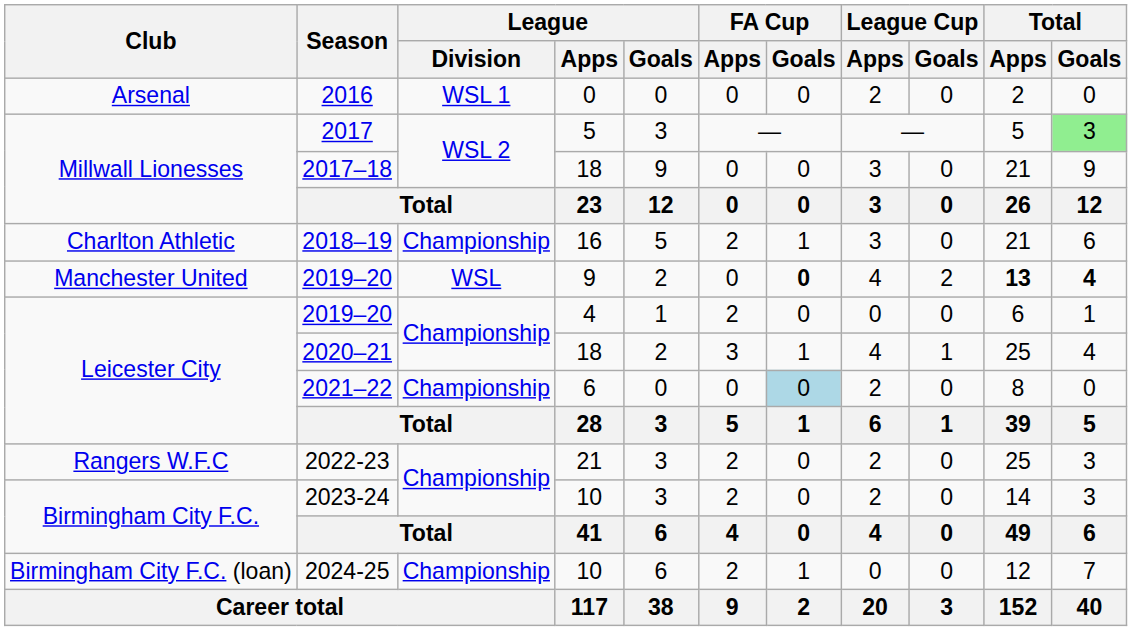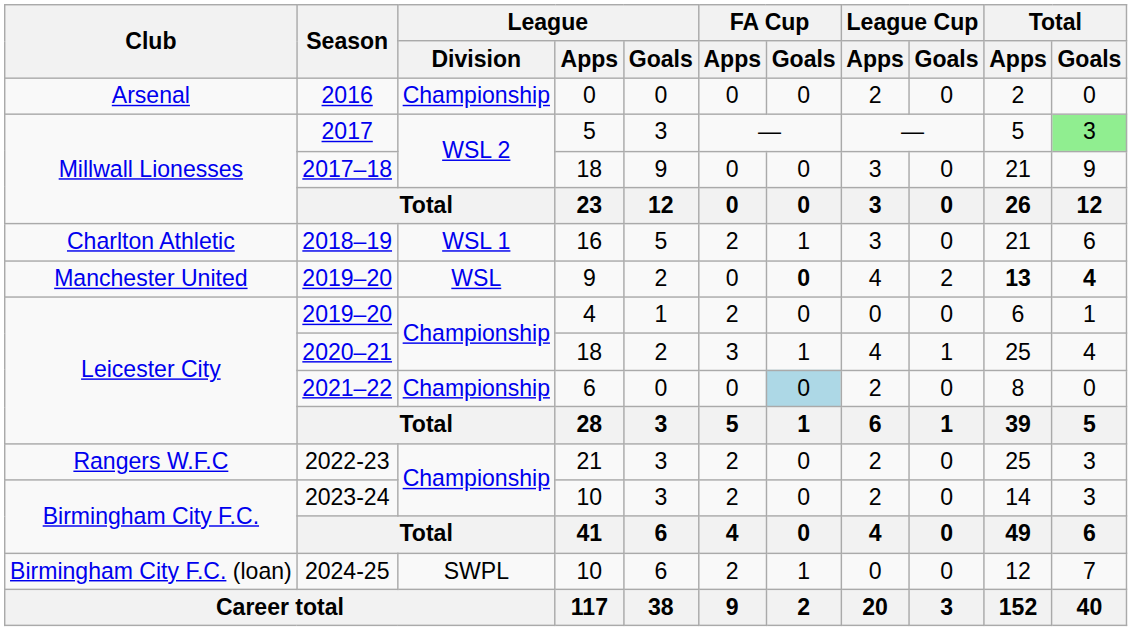(476, 95) WSL 1 -> (476, 95) Championship
(476, 242) Championship -> (476, 242) WSL 1
(476, 570) Championship -> (476, 570) SWPL
